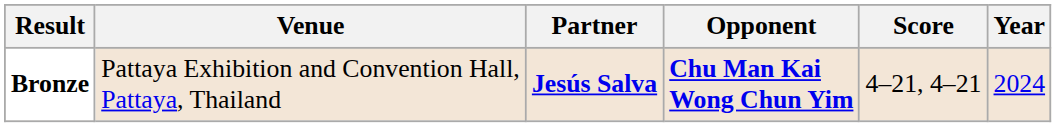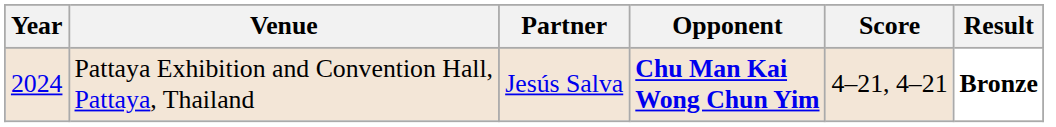columns swapped: (1019, 26) <-> (50, 26)
(595, 83) bold -> (564, 83) normal
